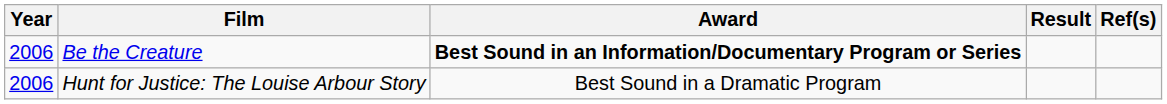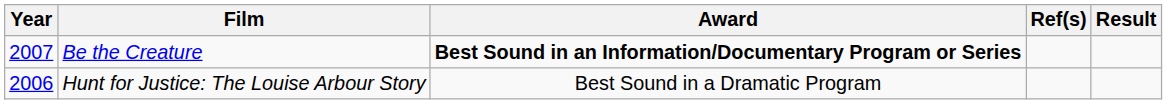columns swapped: (1061, 20) <-> (1128, 20)
(31, 51) 2006 -> (31, 51) 2007
